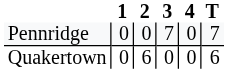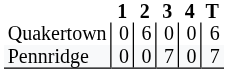rows swapped: (48, 33) <-> (57, 57)
